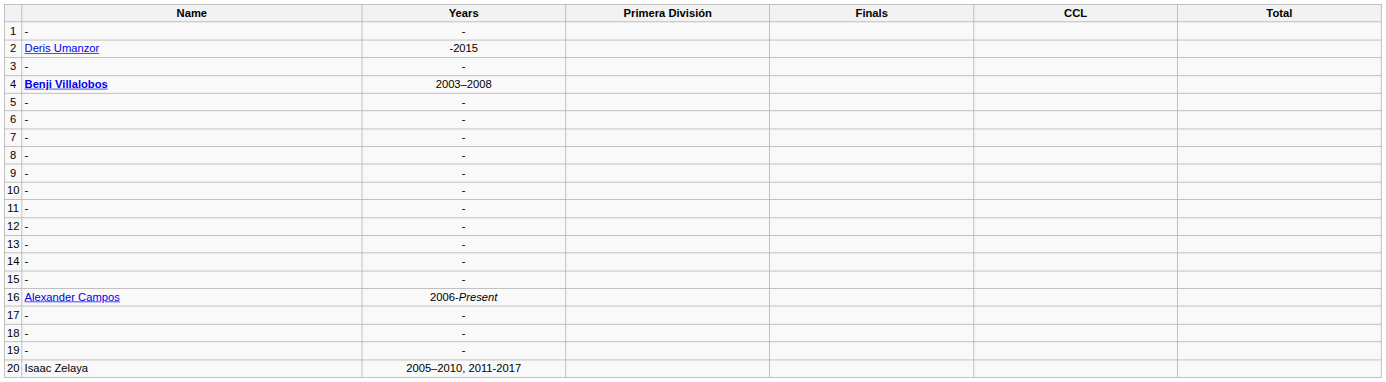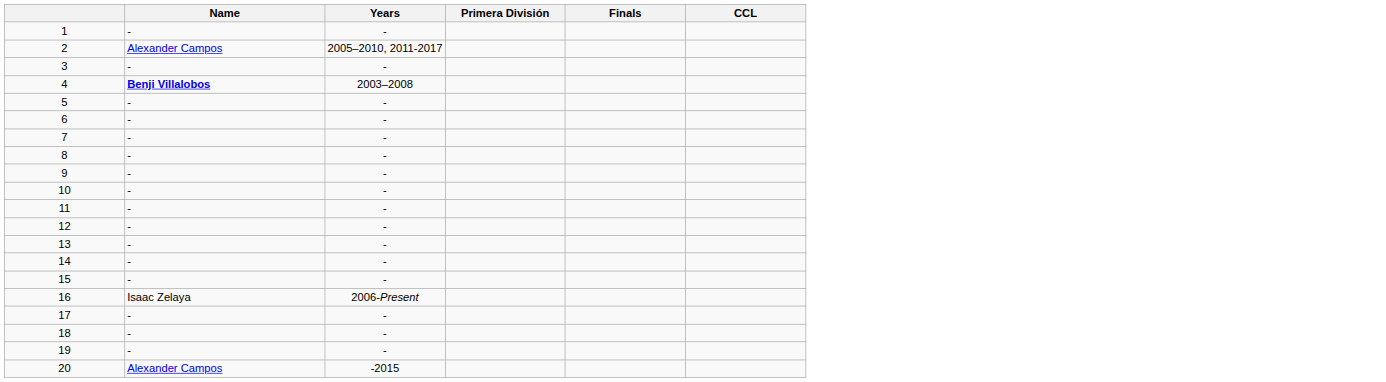- column: (1279, 13)
(62, 48) Deris Umanzor -> (175, 48) Alexander Campos
(464, 48) -2015 -> (385, 48) 2005–2010, 2011-2017
(72, 297) Alexander Campos -> (159, 297) Isaac Zelaya
(56, 368) Isaac Zelaya -> (175, 368) Alexander Campos
(464, 368) 2005–2010, 2011-2017 -> (385, 368) -2015
